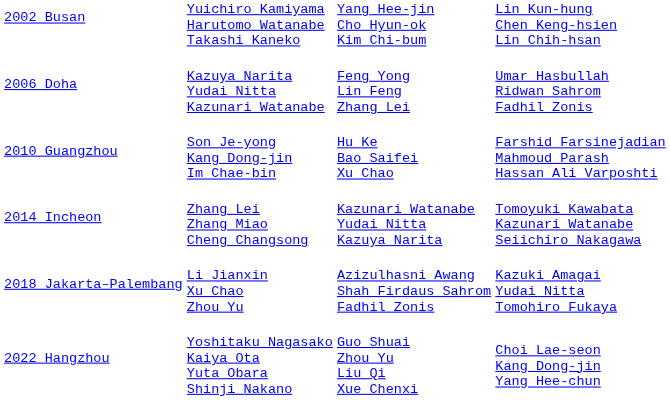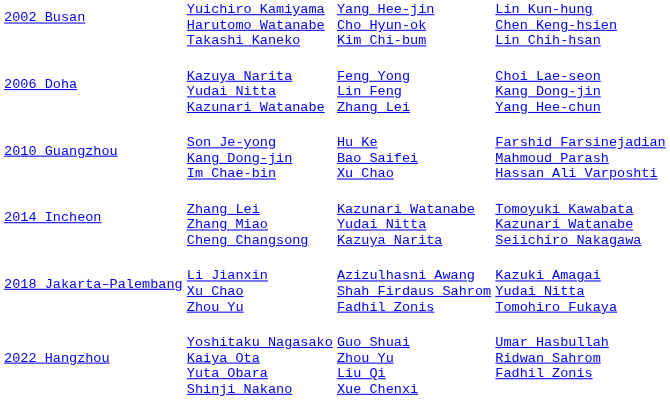(552, 92) Umar Hasbullah Ridwan Sahrom Fadhil Zonis -> (548, 92) Choi Lae-seon Kang Dong-jin Yang Hee-chun
(548, 366) Choi Lae-seon Kang Dong-jin Yang Hee-chun -> (552, 358) Umar Hasbullah Ridwan Sahrom Fadhil Zonis
